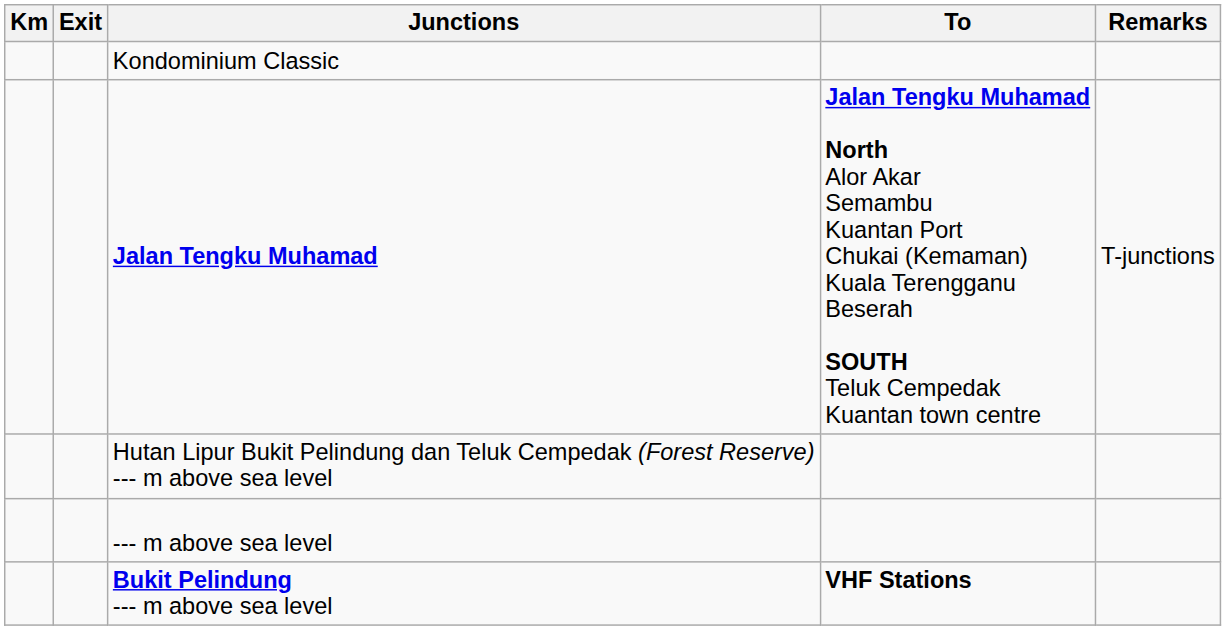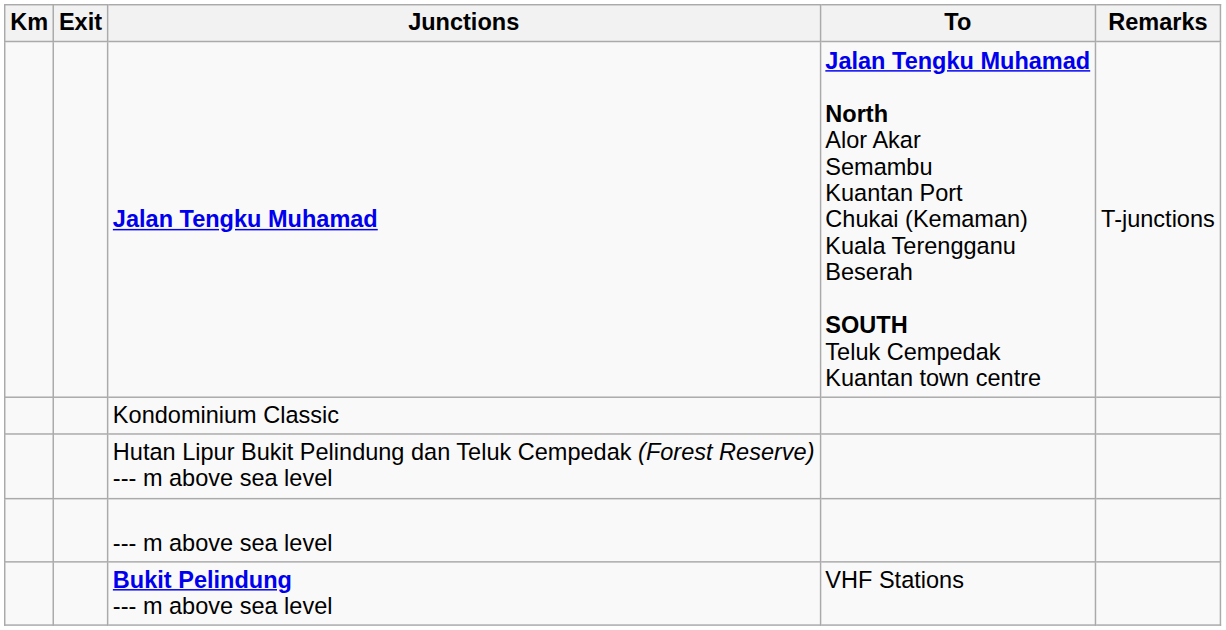rows swapped: (245, 256) <-> (226, 60)
(899, 580) bold -> (895, 580) normal
